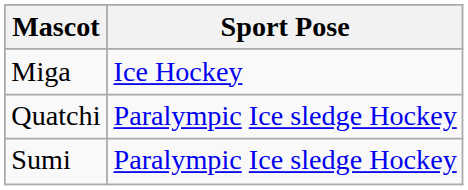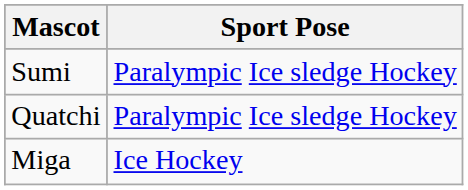rows swapped: (41, 71) <-> (41, 160)
